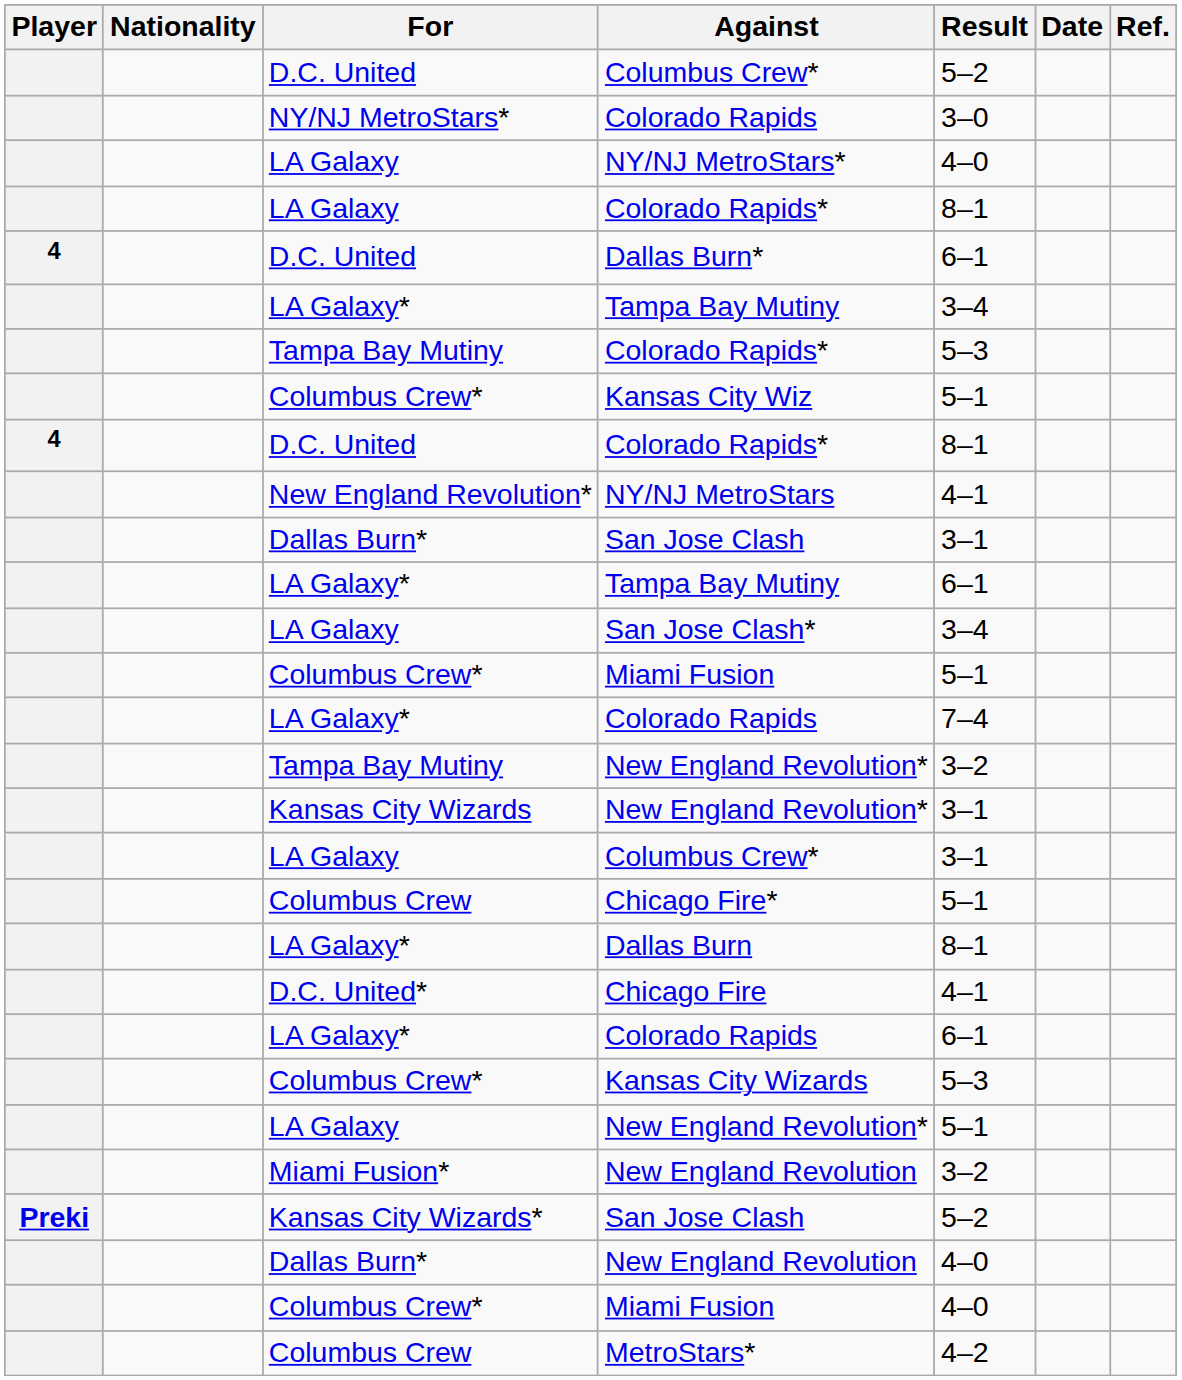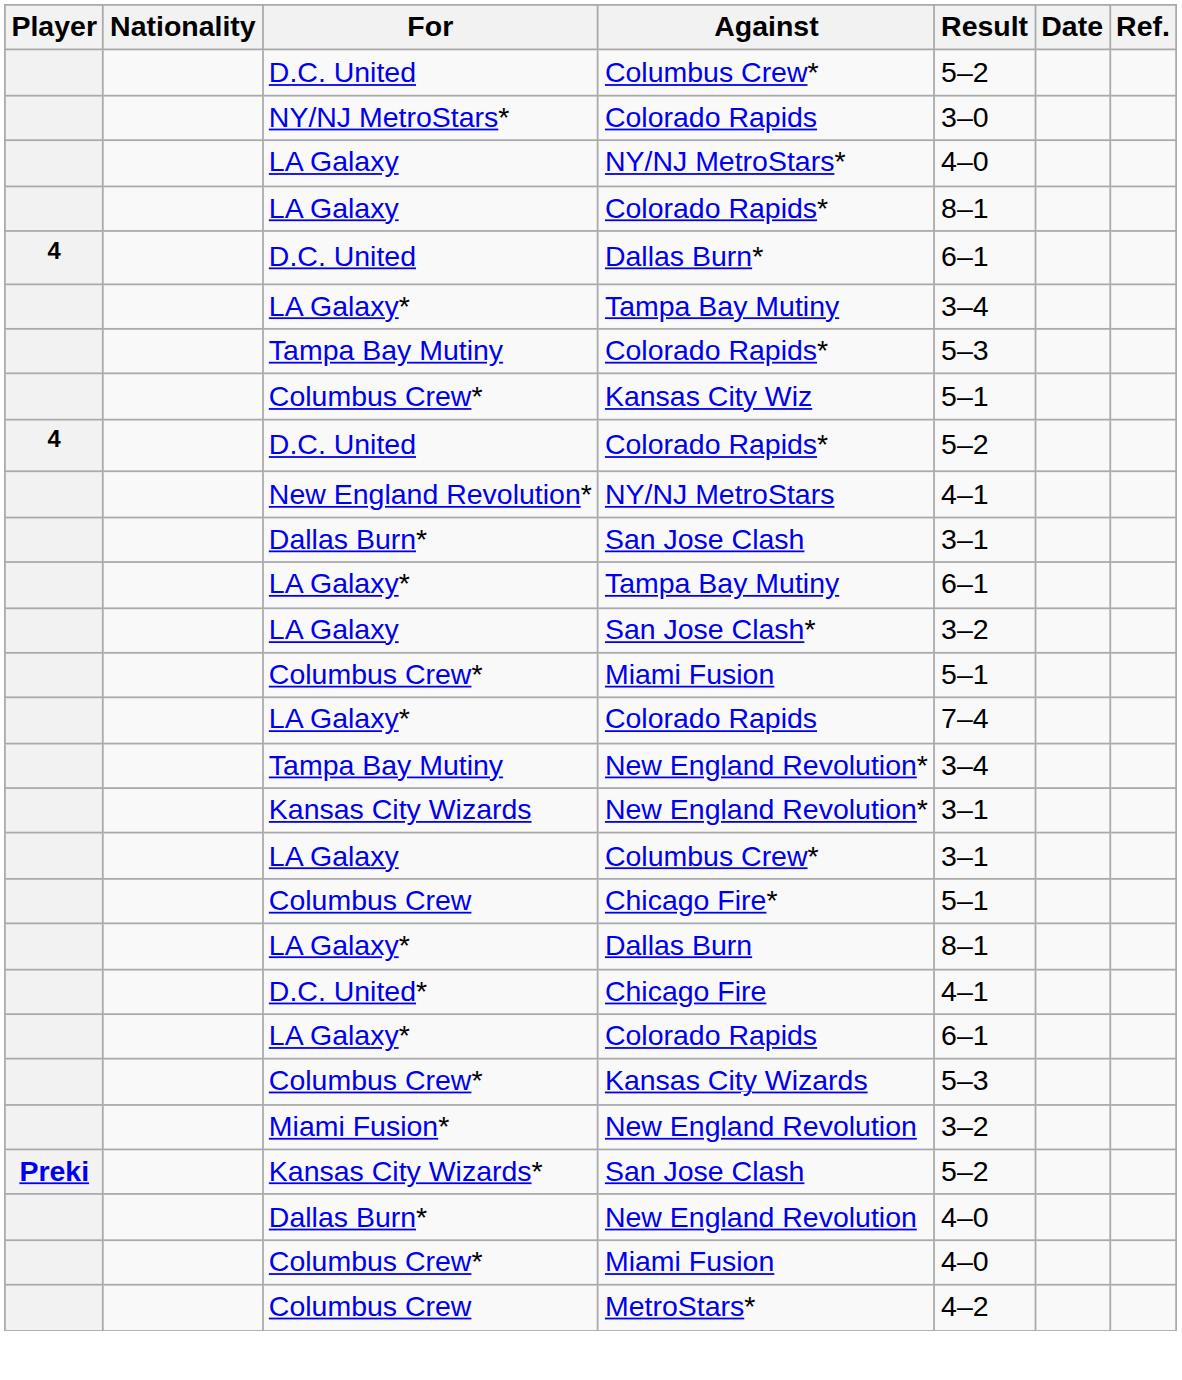(965, 445) 8–1 -> (965, 445) 5–2
(965, 629) 3–4 -> (965, 629) 3–2
(965, 765) 3–2 -> (965, 765) 3–4
- row: (334, 1126)
